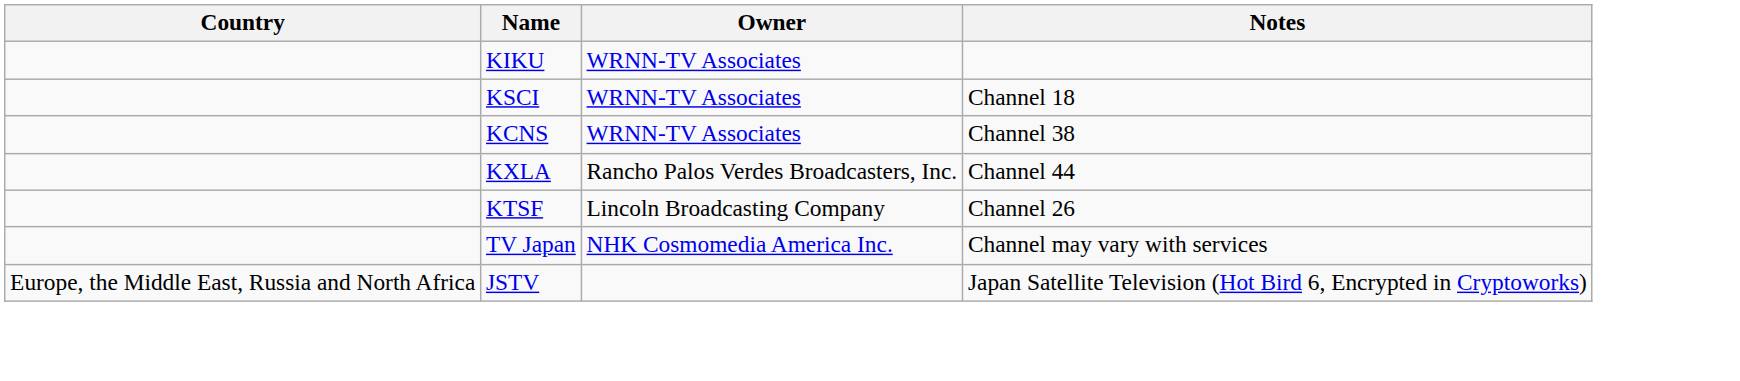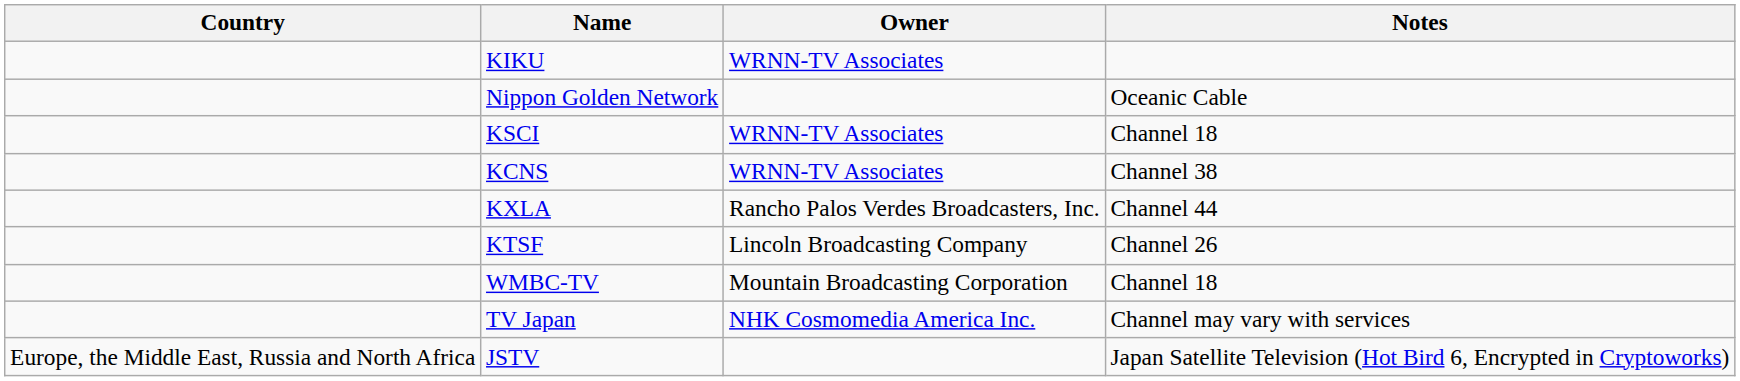+ row: (602, 97)
+ row: (542, 282)
